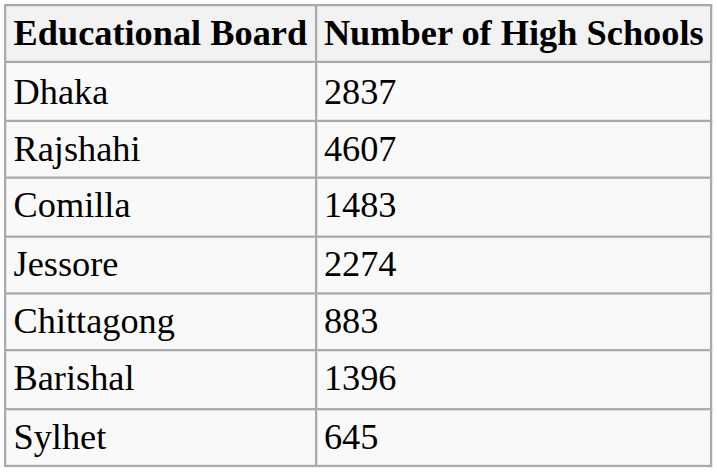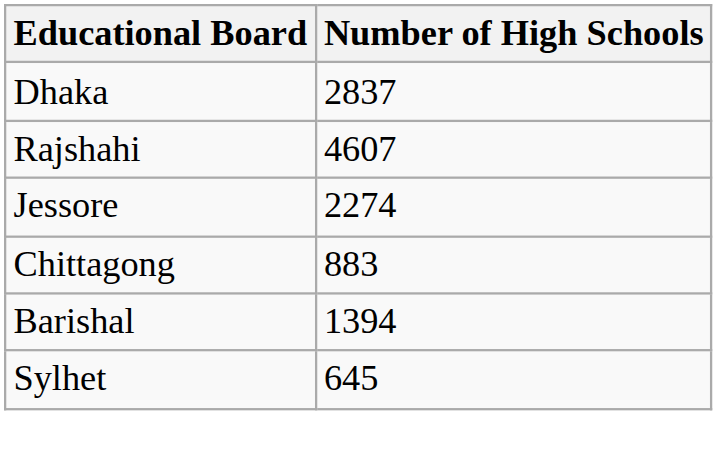- row: (72, 206)
(360, 378) 1396 -> (360, 321) 1394
